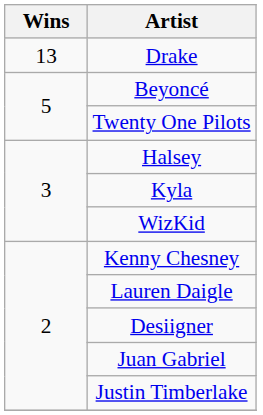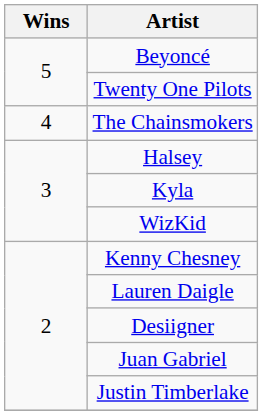- row: (172, 55)
+ row: (173, 122)
